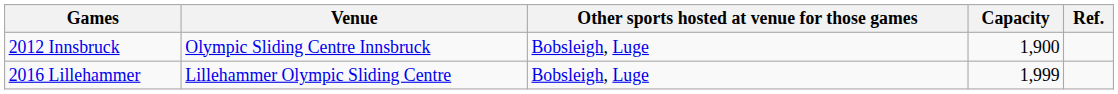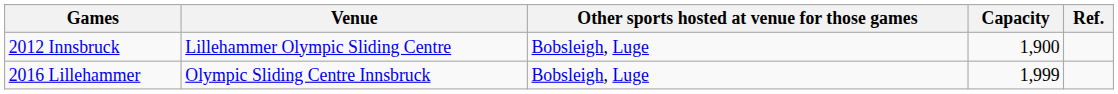(308, 46) Olympic Sliding Centre Innsbruck -> (318, 46) Lillehammer Olympic Sliding Centre
(318, 74) Lillehammer Olympic Sliding Centre -> (308, 74) Olympic Sliding Centre Innsbruck
